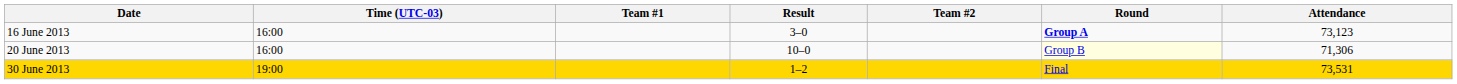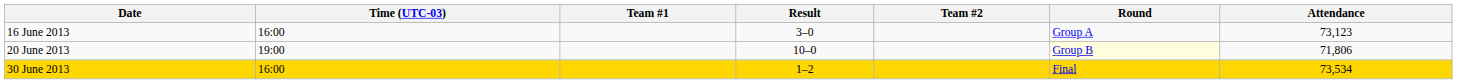(1066, 32) bold -> (1073, 32) normal
(269, 50) 16:00 -> (271, 50) 19:00
(1337, 50) 71,306 -> (1336, 50) 71,806
(269, 69) 19:00 -> (271, 69) 16:00
(1337, 69) 73,531 -> (1336, 69) 73,534
